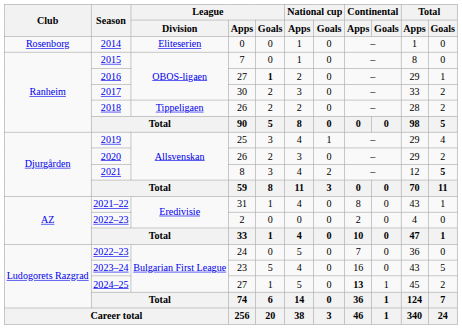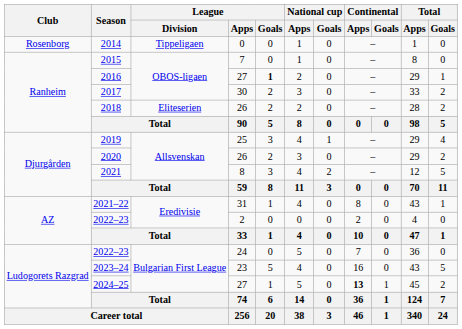(180, 44) Eliteserien -> (180, 44) Tippeligaen
(180, 108) Tippeligaen -> (180, 108) Eliteserien
(443, 172) bold -> (443, 172) normal
